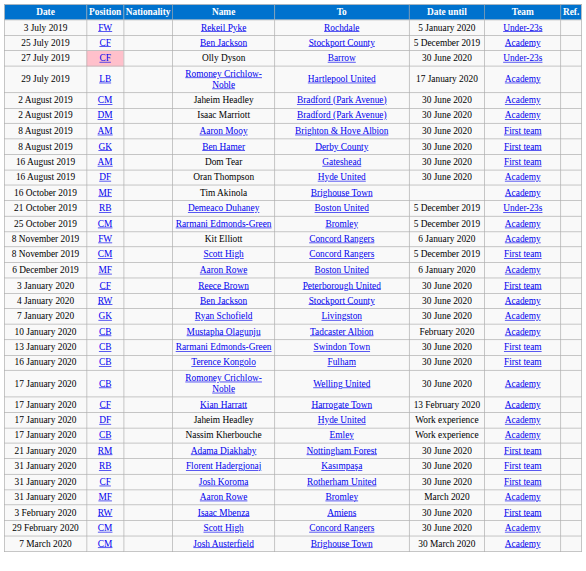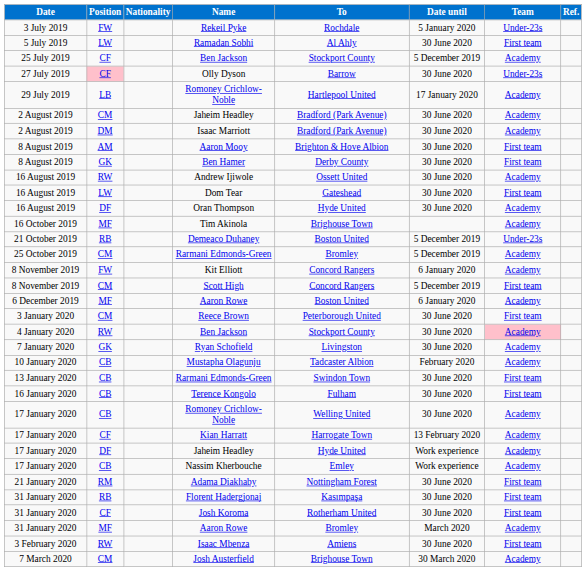+ row: (46, 43)
+ row: (46, 178)
(105, 162) AM -> (105, 193) LW
(105, 286) CF -> (105, 316) CM
(523, 301) no background -> (523, 332) pink background
- row: (46, 528)
